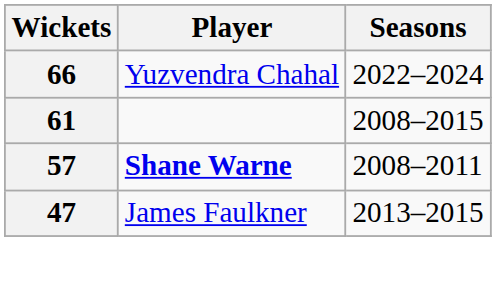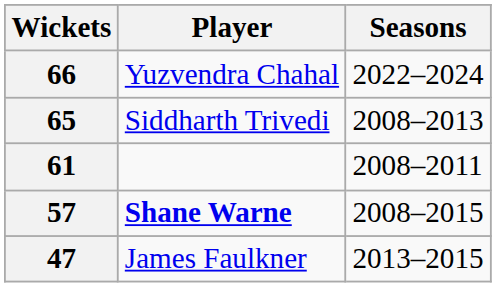+ row: (62, 119)
(418, 119) 2008–2015 -> (417, 166) 2008–2011
(417, 166) 2008–2011 -> (418, 212) 2008–2015
